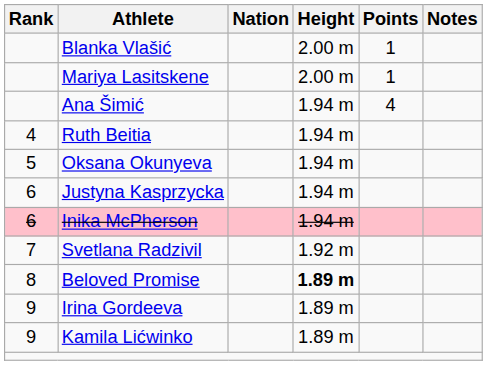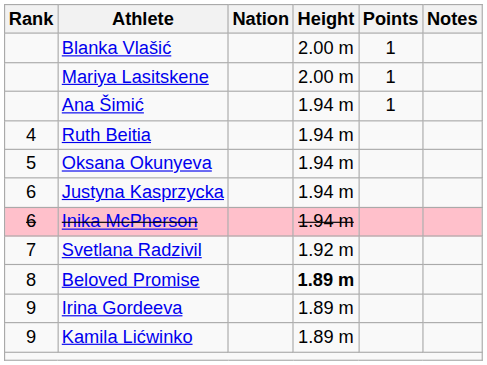(391, 105) 4 -> (391, 105) 1
